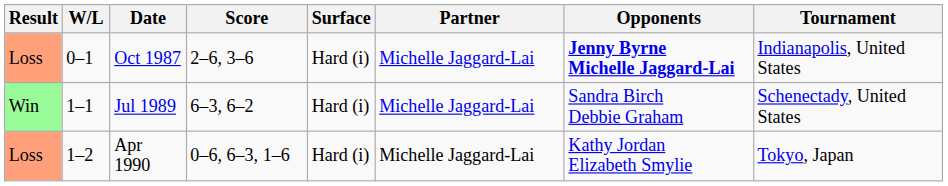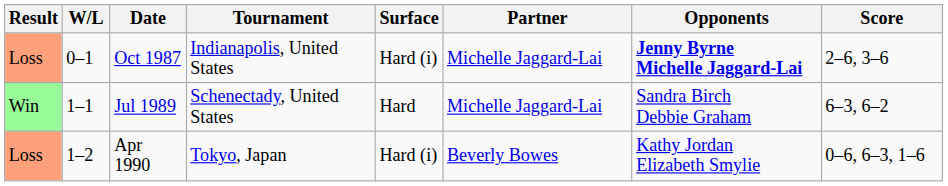columns swapped: (848, 18) <-> (247, 18)
(341, 106) Hard (i) -> (398, 106) Hard
(457, 155) Michelle Jaggard-Lai -> (503, 155) Beverly Bowes
